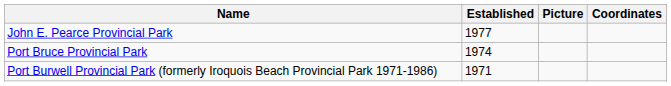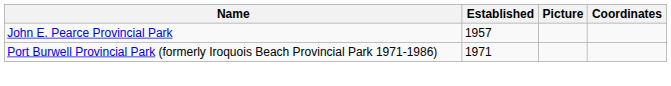(478, 33) 1977 -> (478, 33) 1957
- row: (77, 52)
